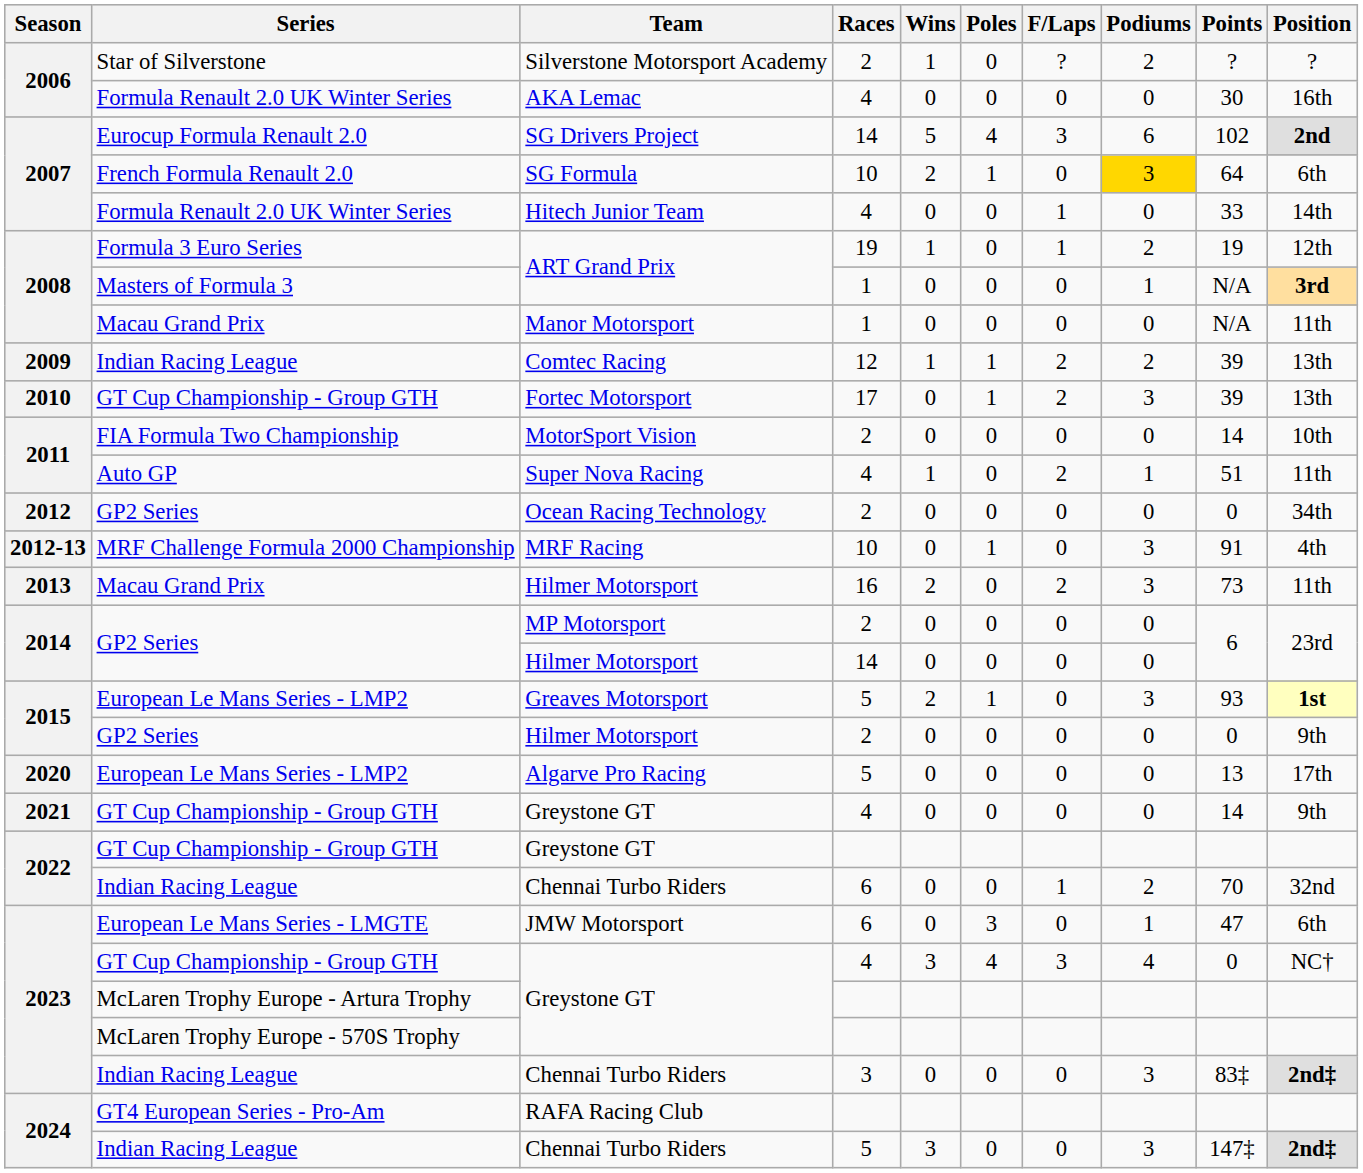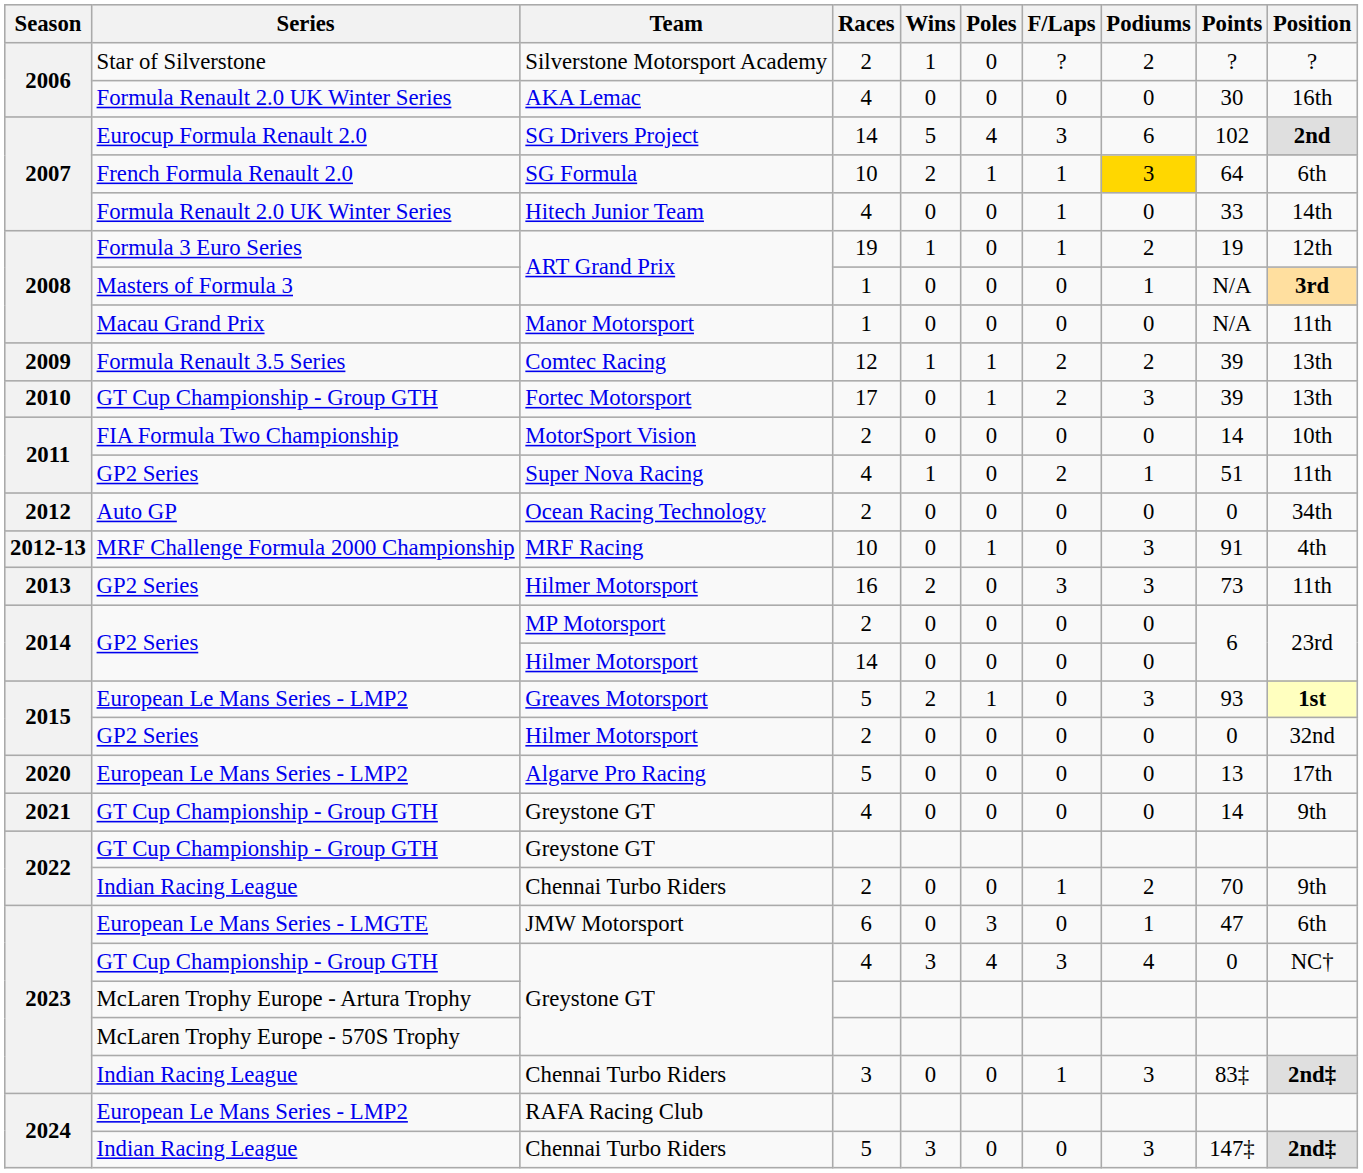(1062, 173) 0 -> (1062, 173) 1
(197, 361) Indian Racing League -> (221, 361) Formula Renault 3.5 Series
(137, 473) Auto GP -> (147, 473) GP2 Series
(147, 511) GP2 Series -> (137, 511) Auto GP
(181, 586) Macau Grand Prix -> (147, 586) GP2 Series
(1062, 586) 2 -> (1062, 586) 3
(1312, 736) 9th -> (1312, 736) 32nd
(866, 886) 6 -> (866, 886) 2
(1312, 886) 32nd -> (1312, 886) 9th
(1062, 1074) 0 -> (1062, 1074) 1
(241, 1111) GT4 European Series - Pro-Am -> (252, 1111) European Le Mans Series - LMP2
